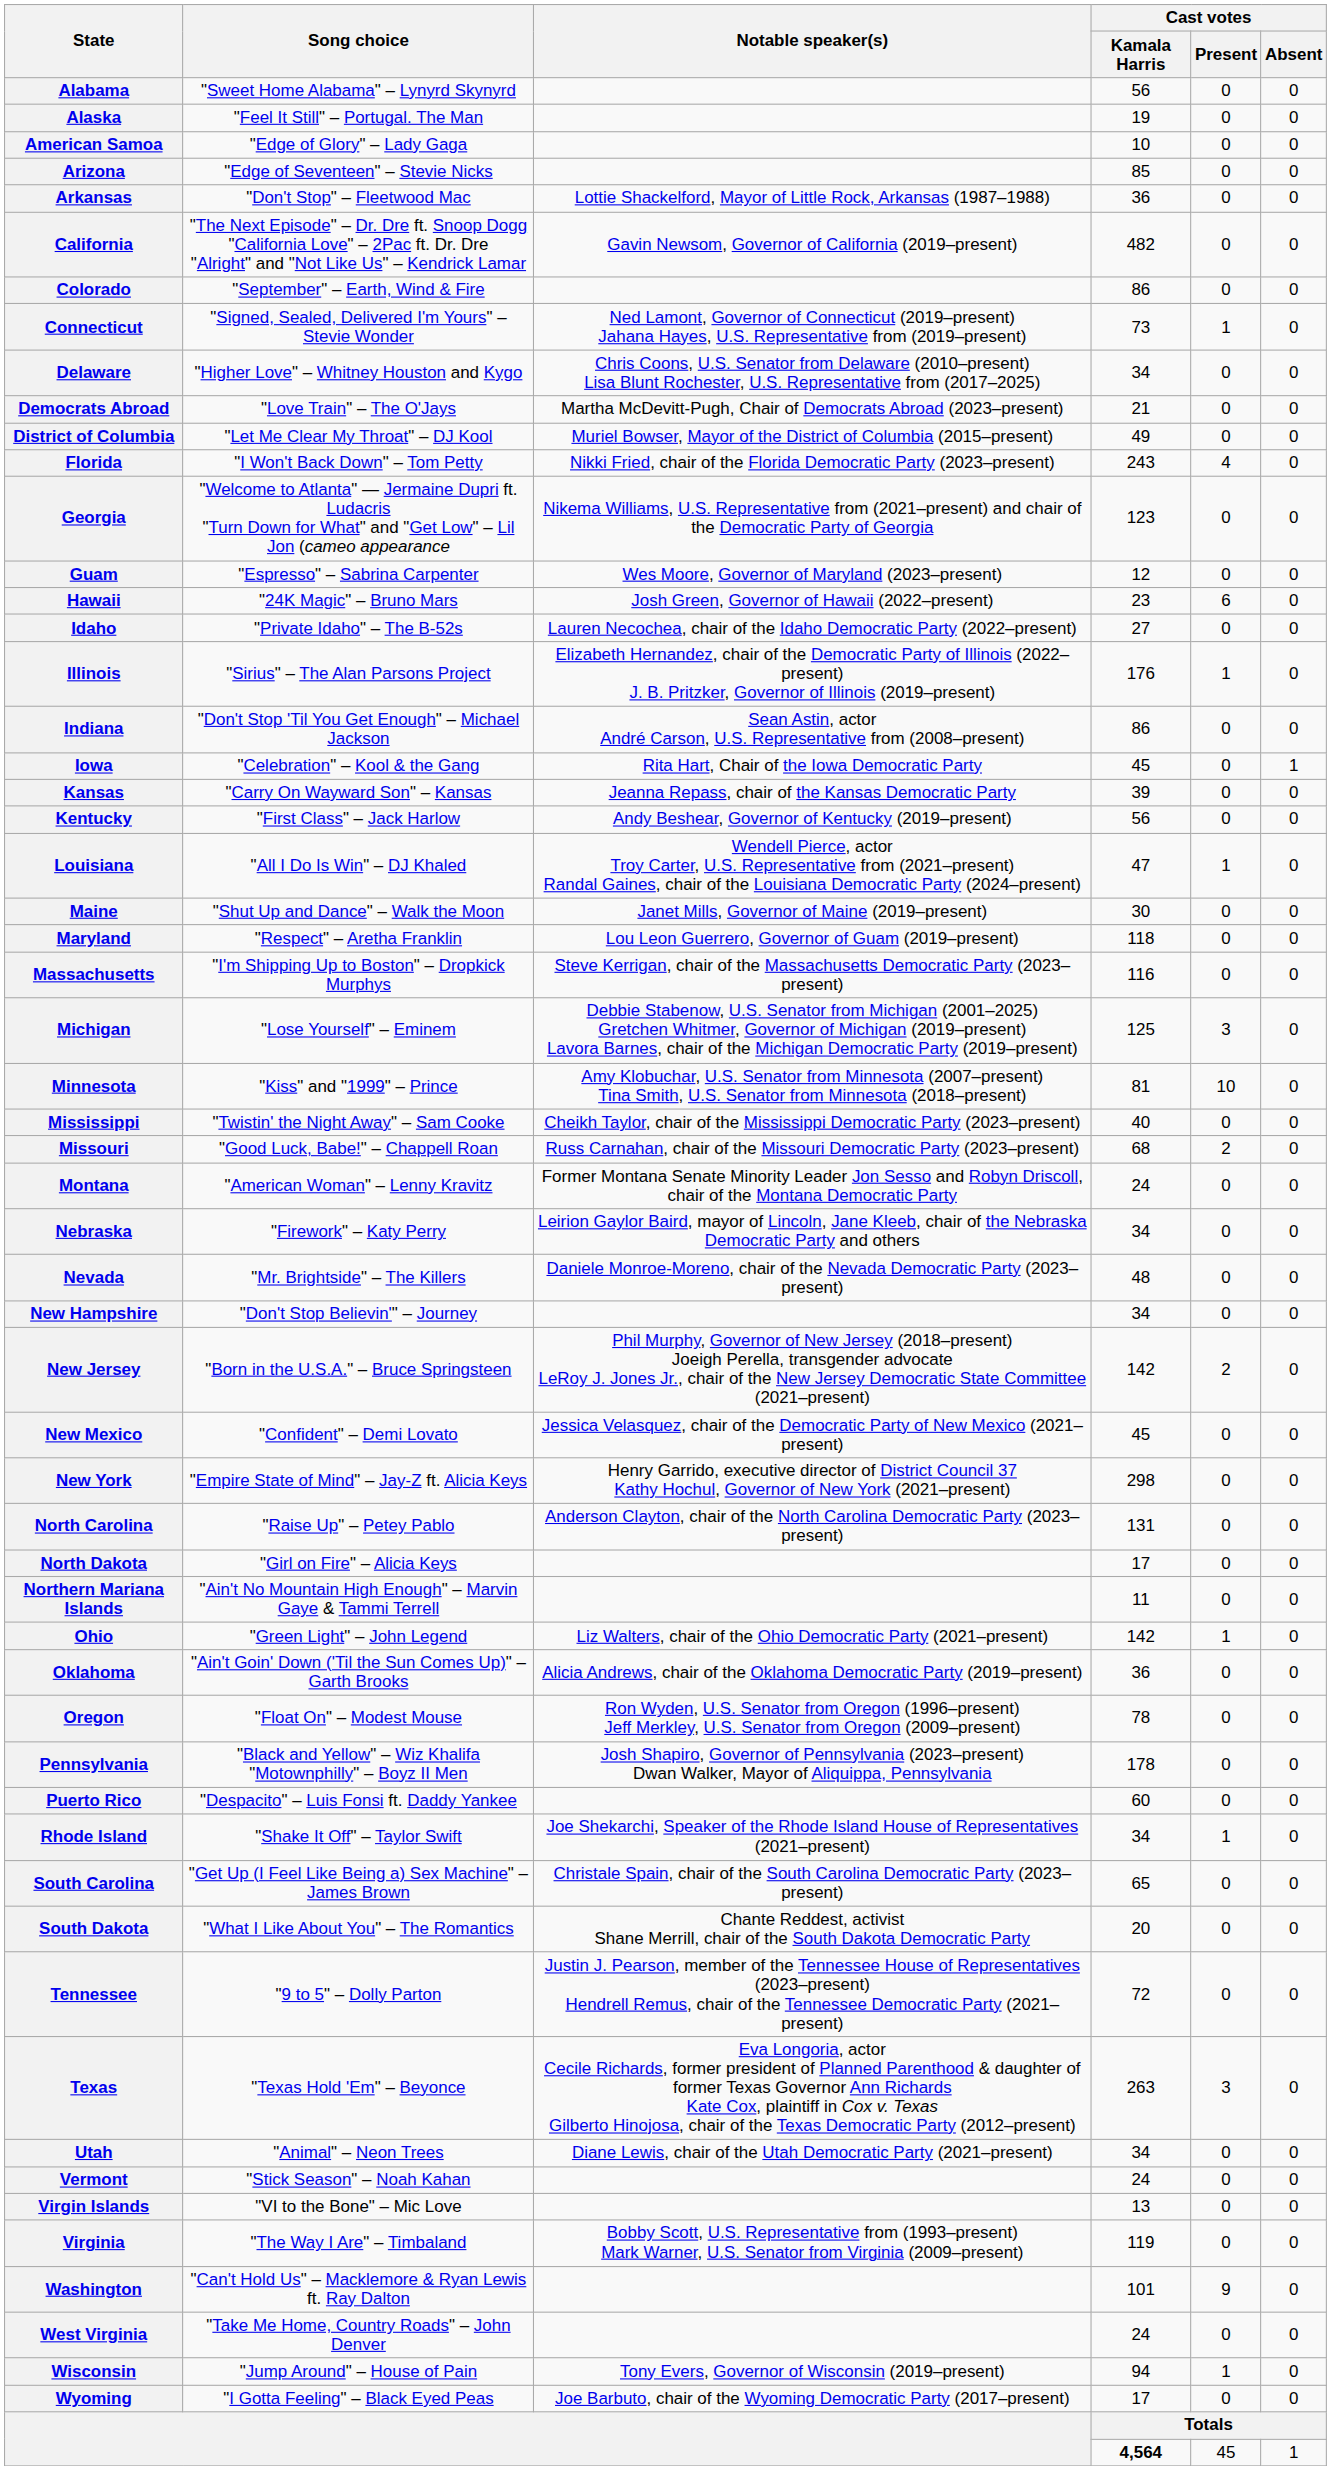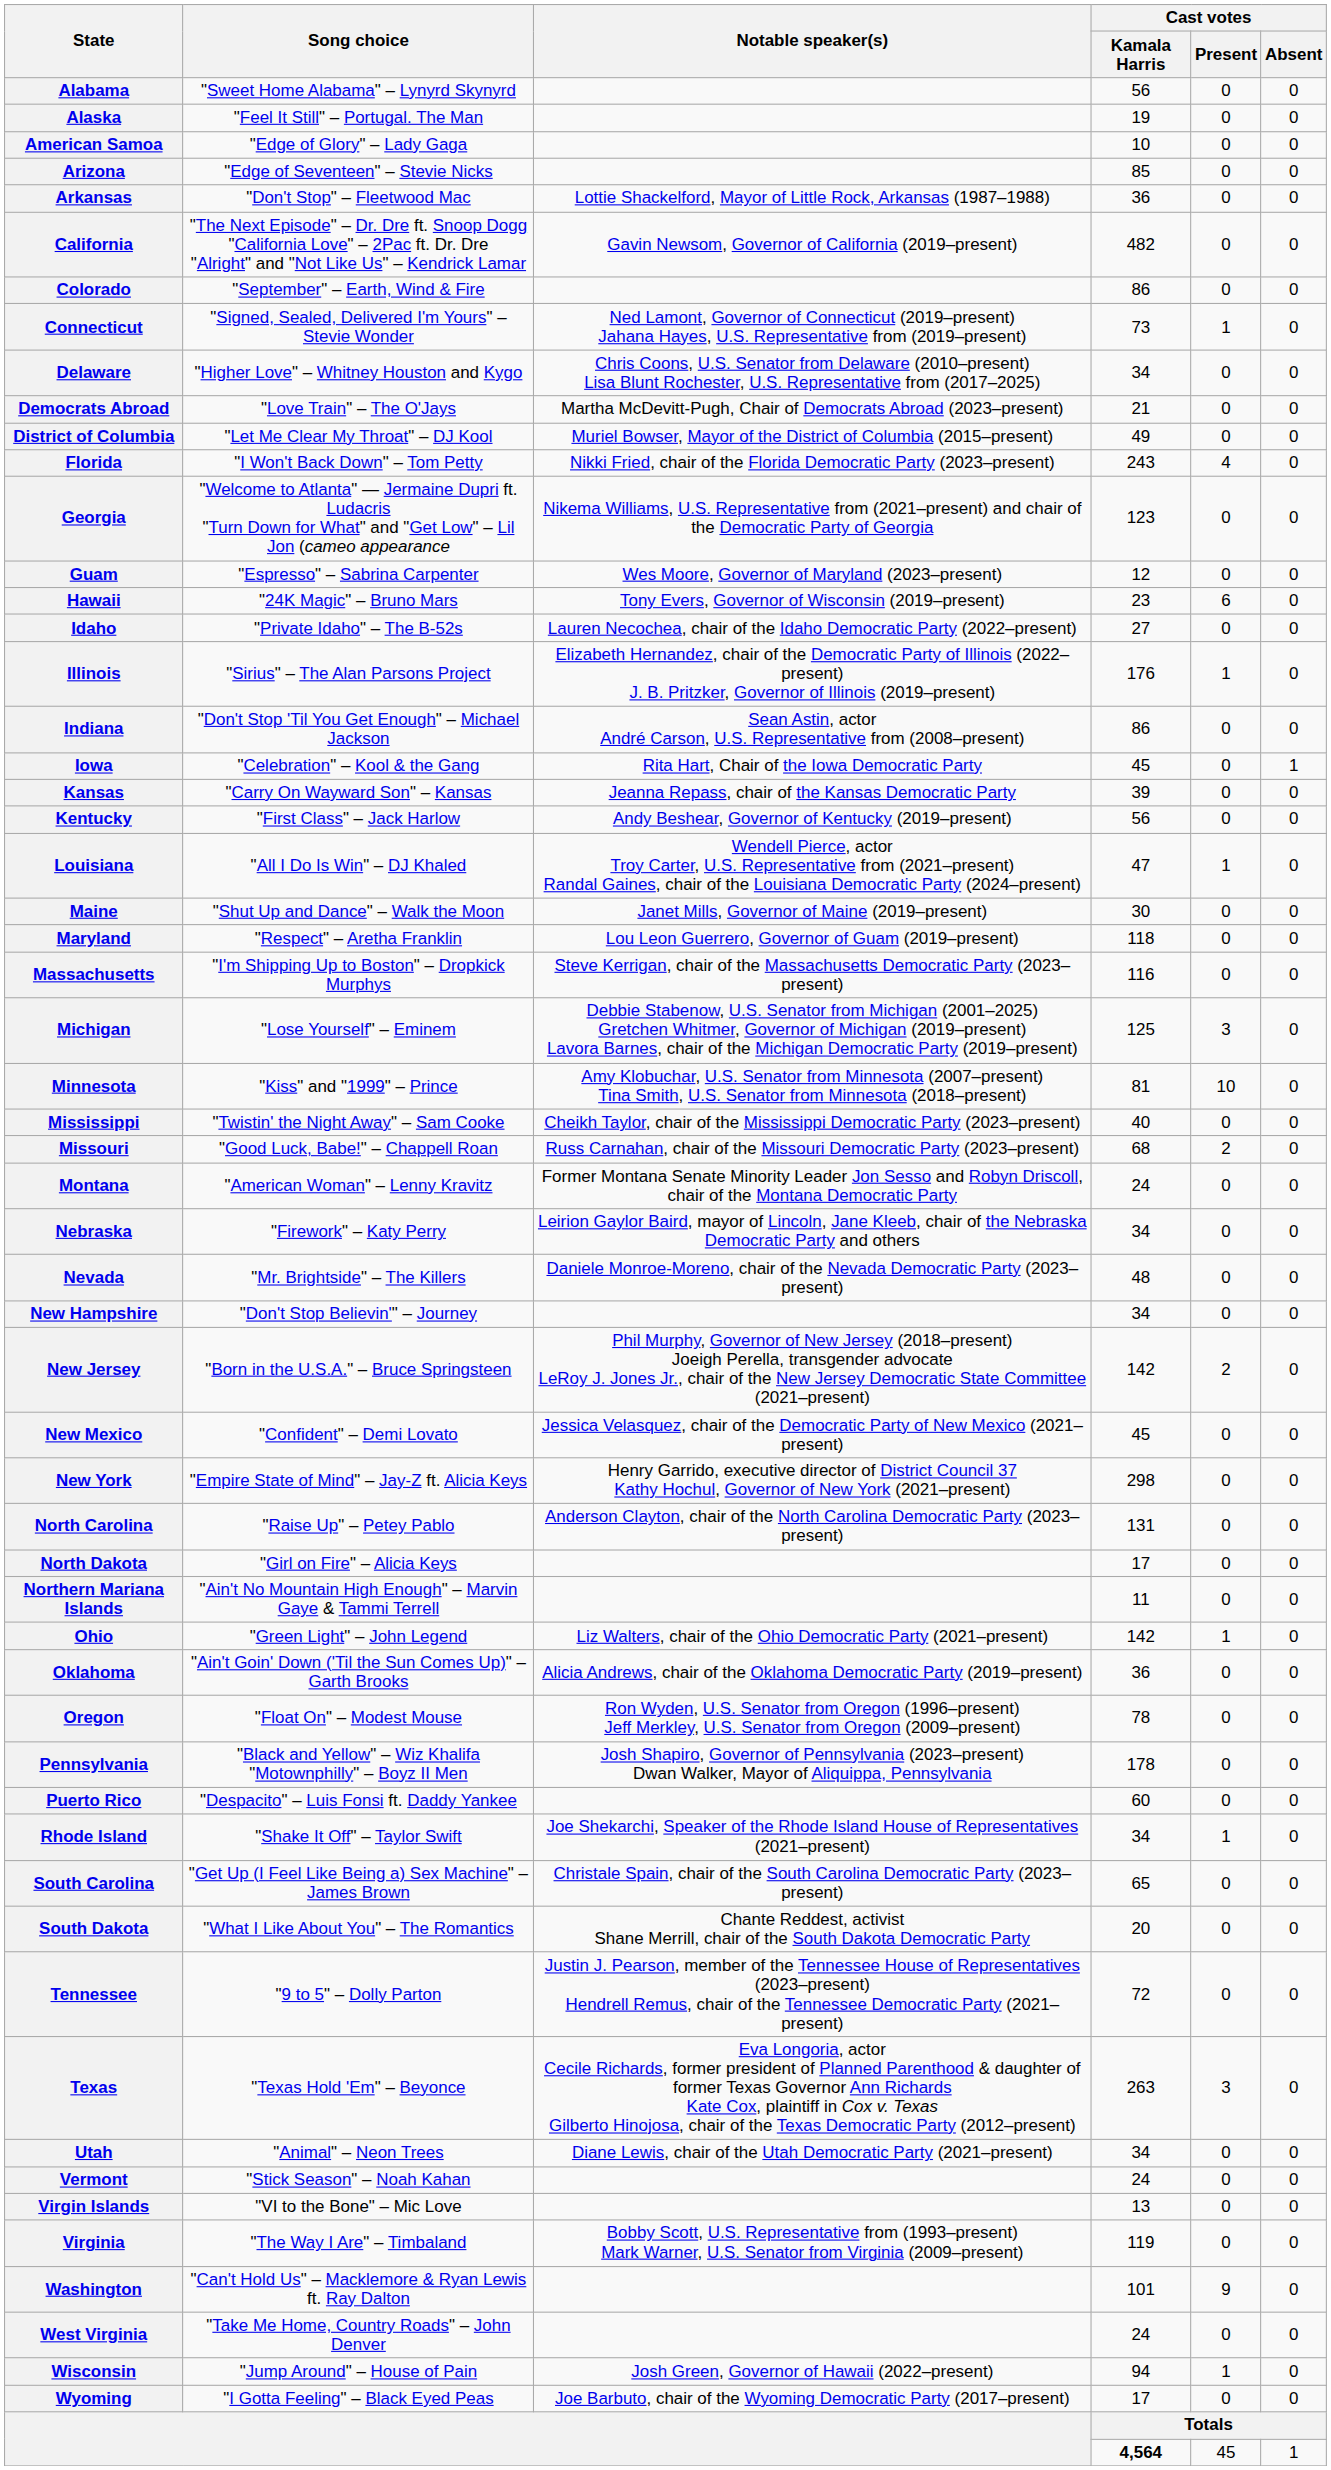(812, 600) Josh Green, Governor of Hawaii (2022–present) -> (812, 600) Tony Evers, Governor of Wisconsin (2019–present)
(812, 2371) Tony Evers, Governor of Wisconsin (2019–present) -> (812, 2371) Josh Green, Governor of Hawaii (2022–present)
